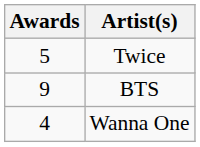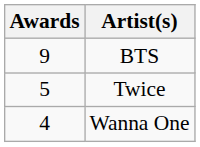rows swapped: (139, 89) <-> (139, 55)
